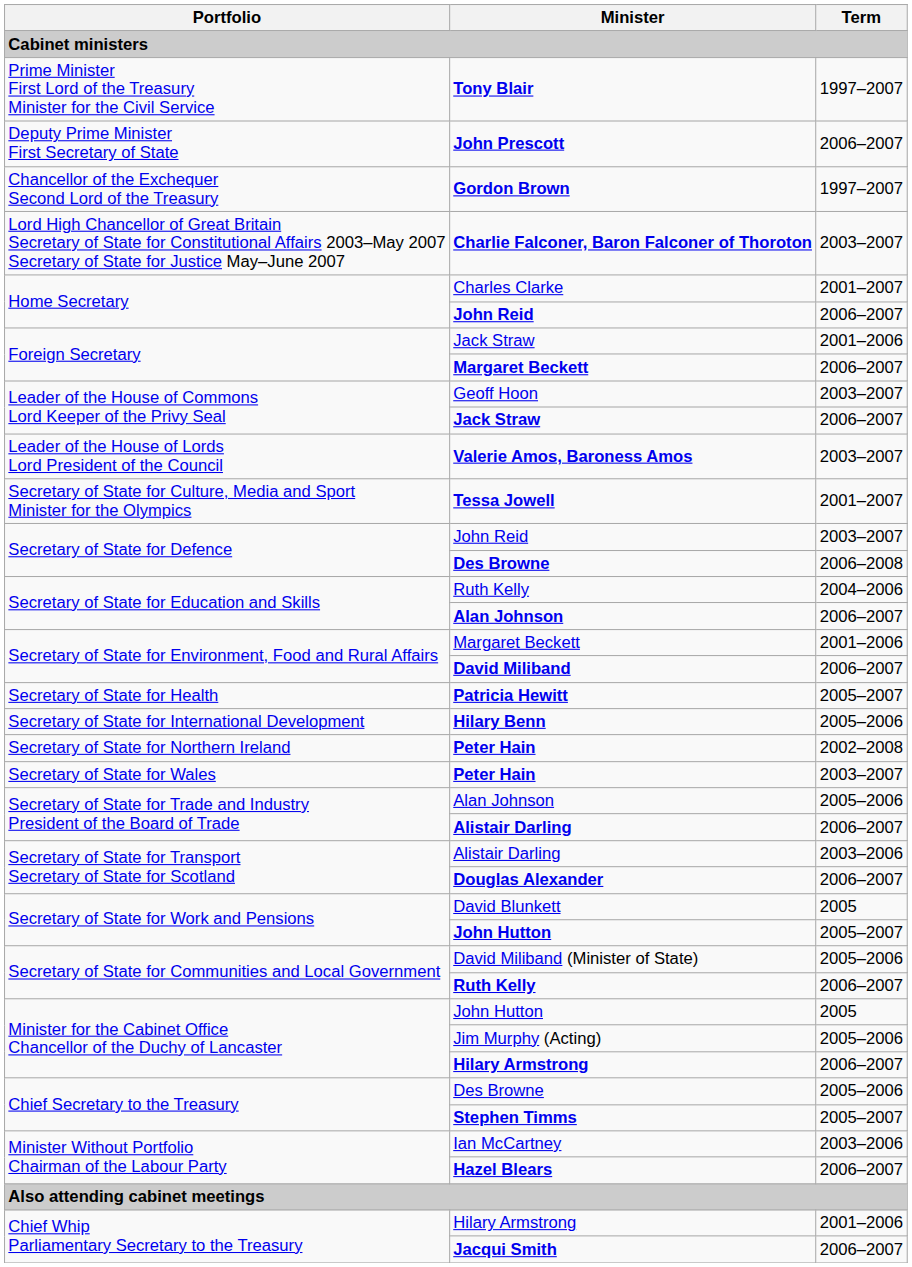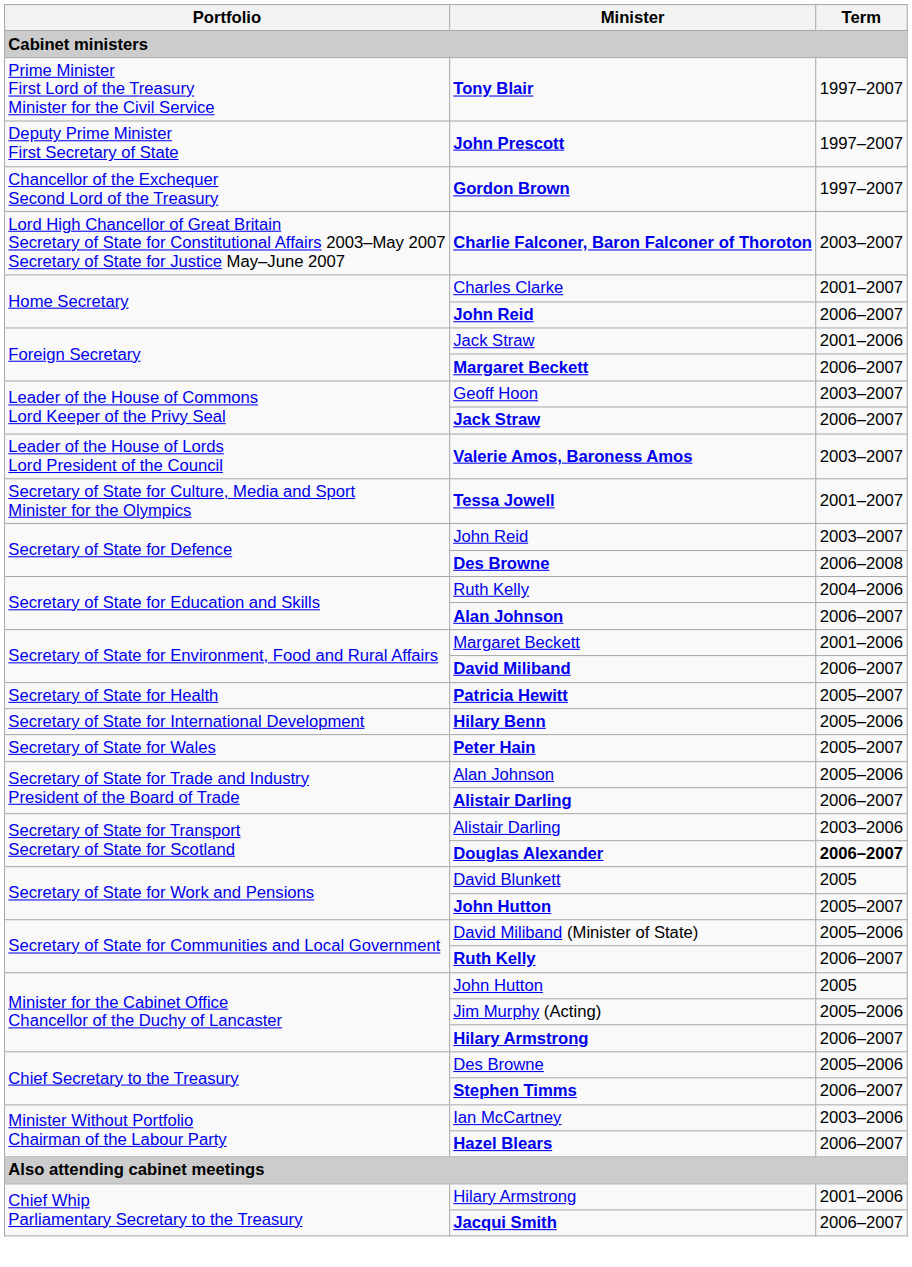(861, 143) 2006–2007 -> (861, 143) 1997–2007
- row: (149, 748)
(861, 774) 2003–2007 -> (861, 748) 2005–2007
(861, 879) normal -> (861, 853) bold
(861, 1117) 2005–2007 -> (861, 1091) 2006–2007
